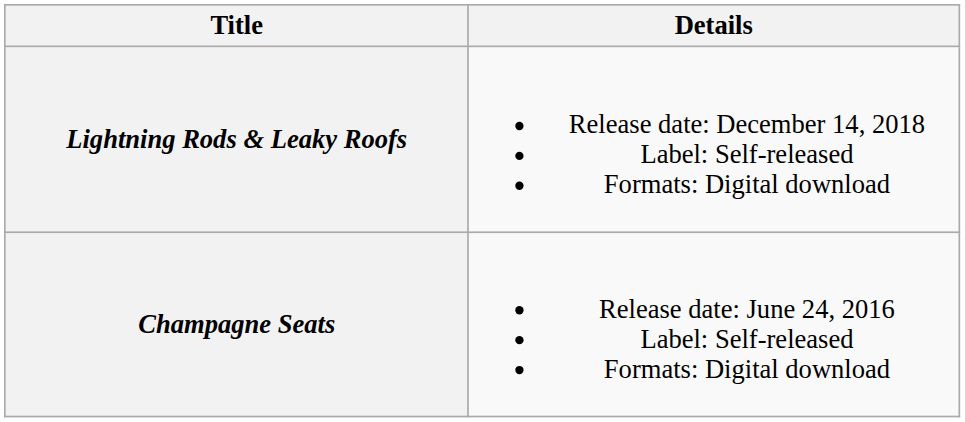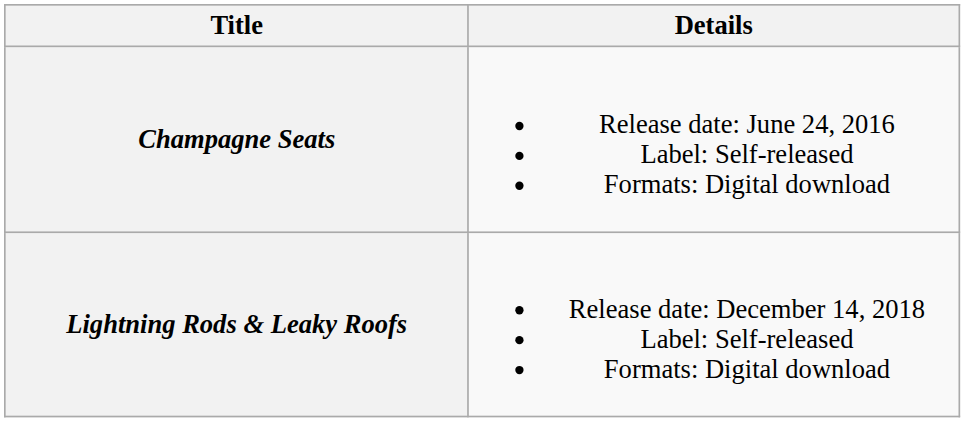rows swapped: (237, 323) <-> (237, 139)
